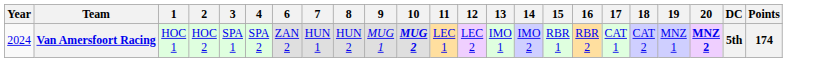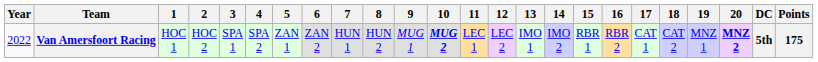+ column: (287, 13)
(19, 40) 2024 -> (19, 40) 2022
(764, 40) 174 -> (794, 40) 175
